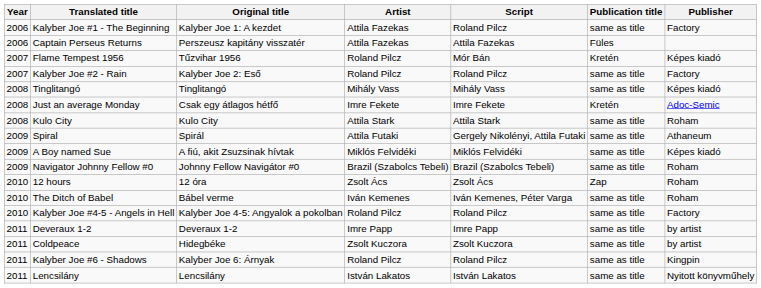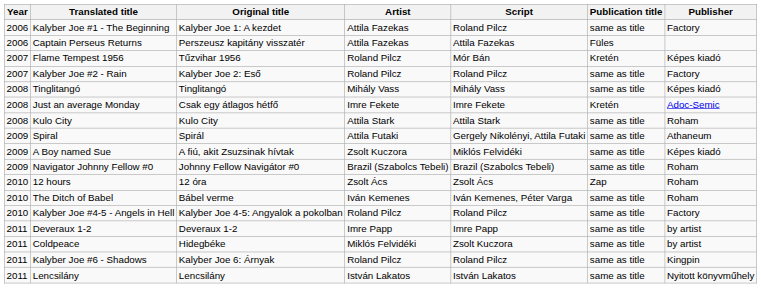(382, 151) Miklós Felvidéki -> (377, 151) Zsolt Kuczora
(377, 244) Zsolt Kuczora -> (382, 244) Miklós Felvidéki
